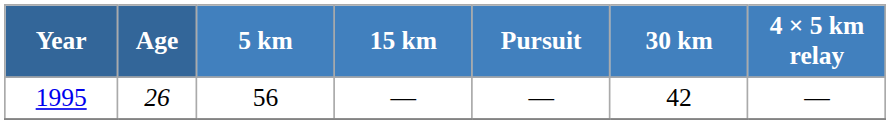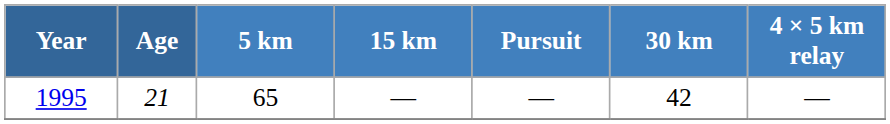(157, 98) 26 -> (157, 98) 21
(266, 98) 56 -> (266, 98) 65
